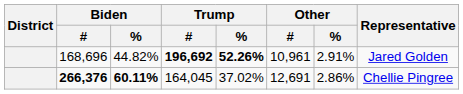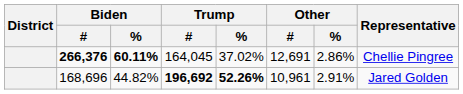rows swapped: (83, 78) <-> (83, 57)
